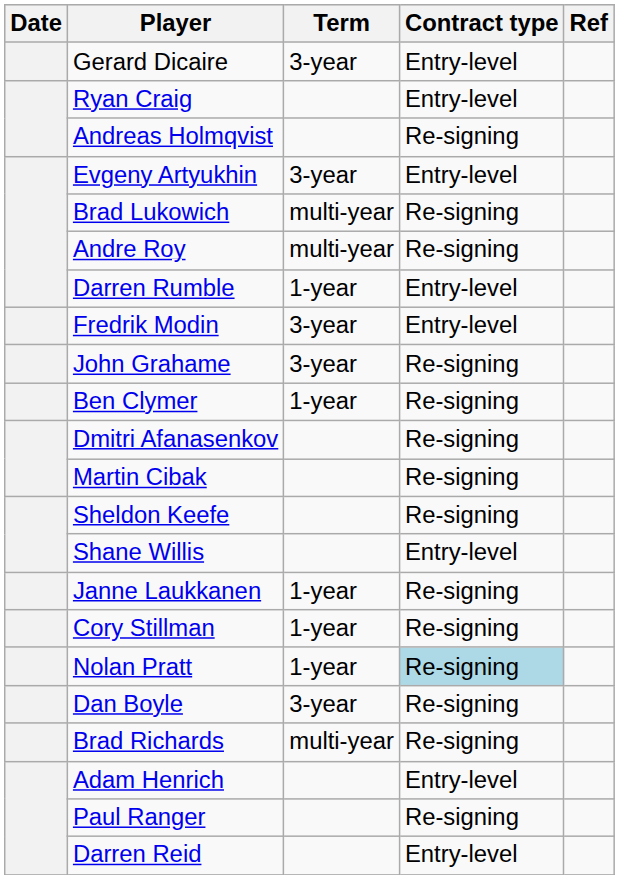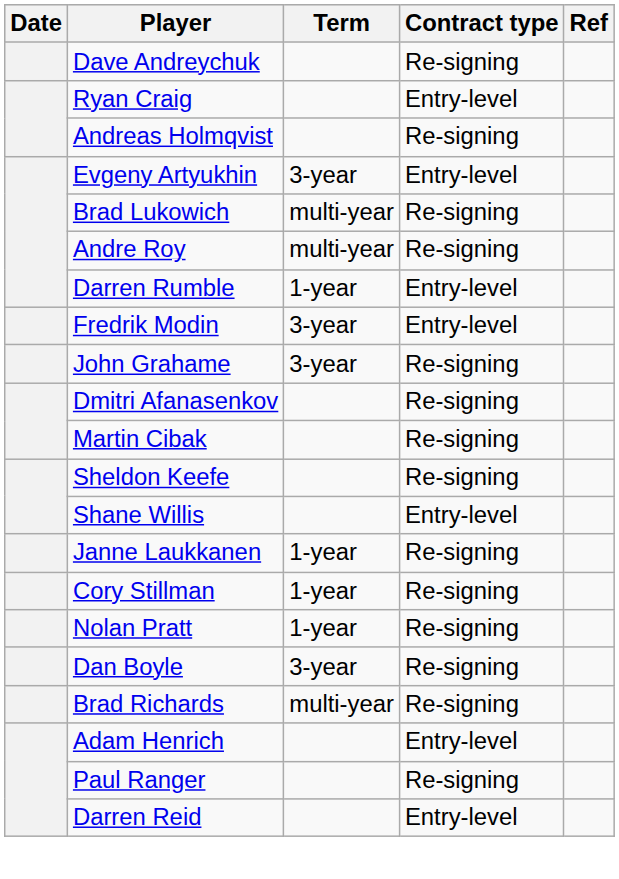+ row: (166, 61)
- row: (150, 61)
- row: (135, 401)
(462, 666) lightblue background -> (462, 628) no background
